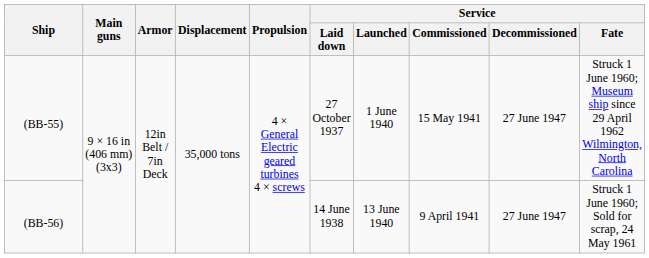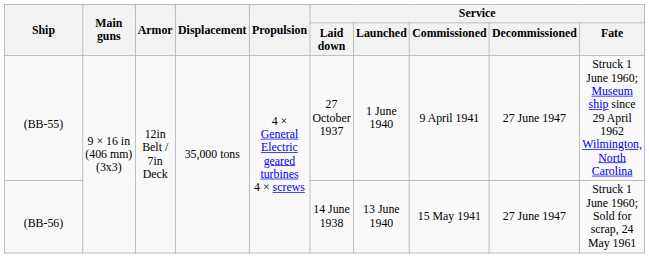(449, 118) 15 May 1941 -> (449, 118) 9 April 1941
(449, 216) 9 April 1941 -> (449, 216) 15 May 1941
